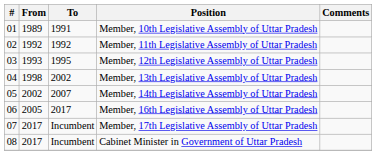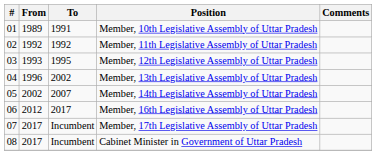(32, 77) 1998 -> (32, 77) 1996
(32, 110) 2005 -> (32, 110) 2012
